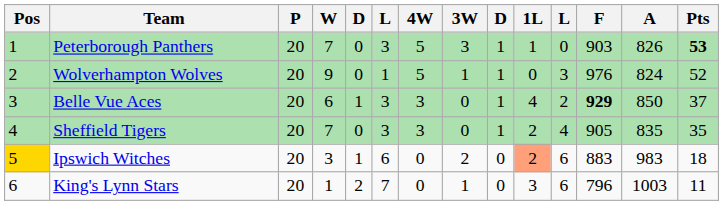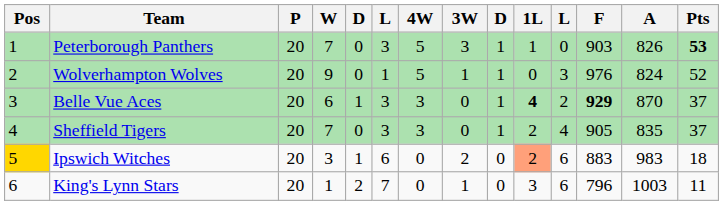(533, 102) normal -> (533, 102) bold
(649, 102) 850 -> (649, 102) 870
(698, 130) 35 -> (698, 130) 37
